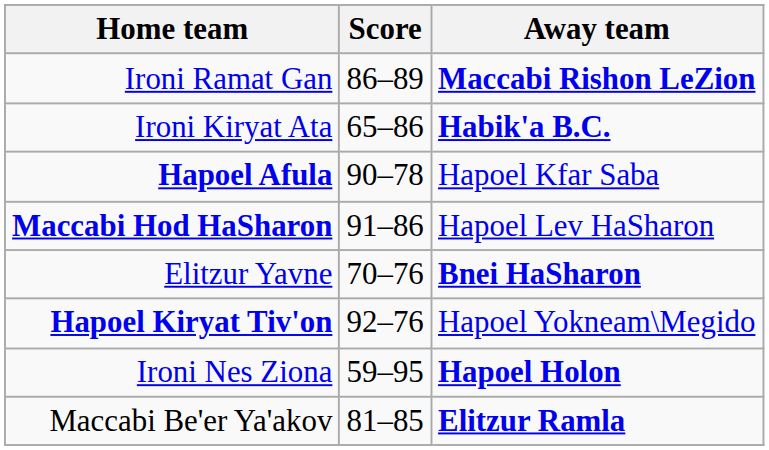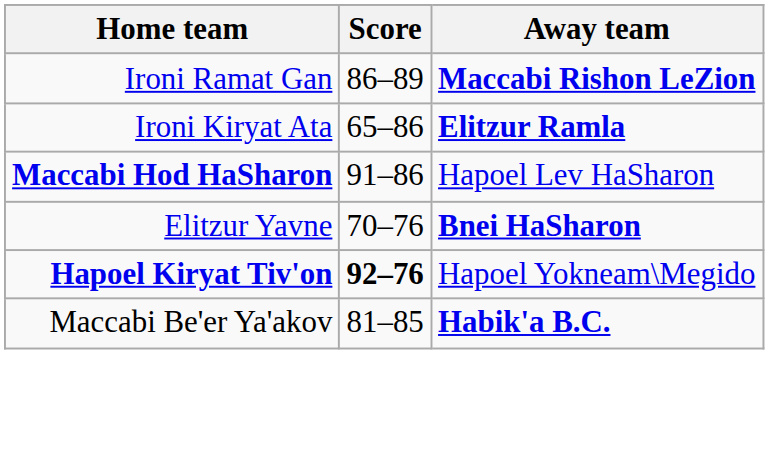(524, 126) Habik'a B.C. -> (532, 126) Elitzur Ramla
- row: (245, 175)
(385, 322) normal -> (385, 273) bold
- row: (235, 371)
(532, 420) Elitzur Ramla -> (524, 322) Habik'a B.C.
